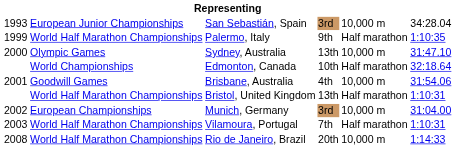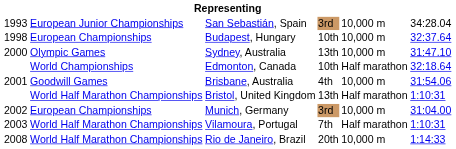+ row: (250, 38)
- row: (237, 38)
